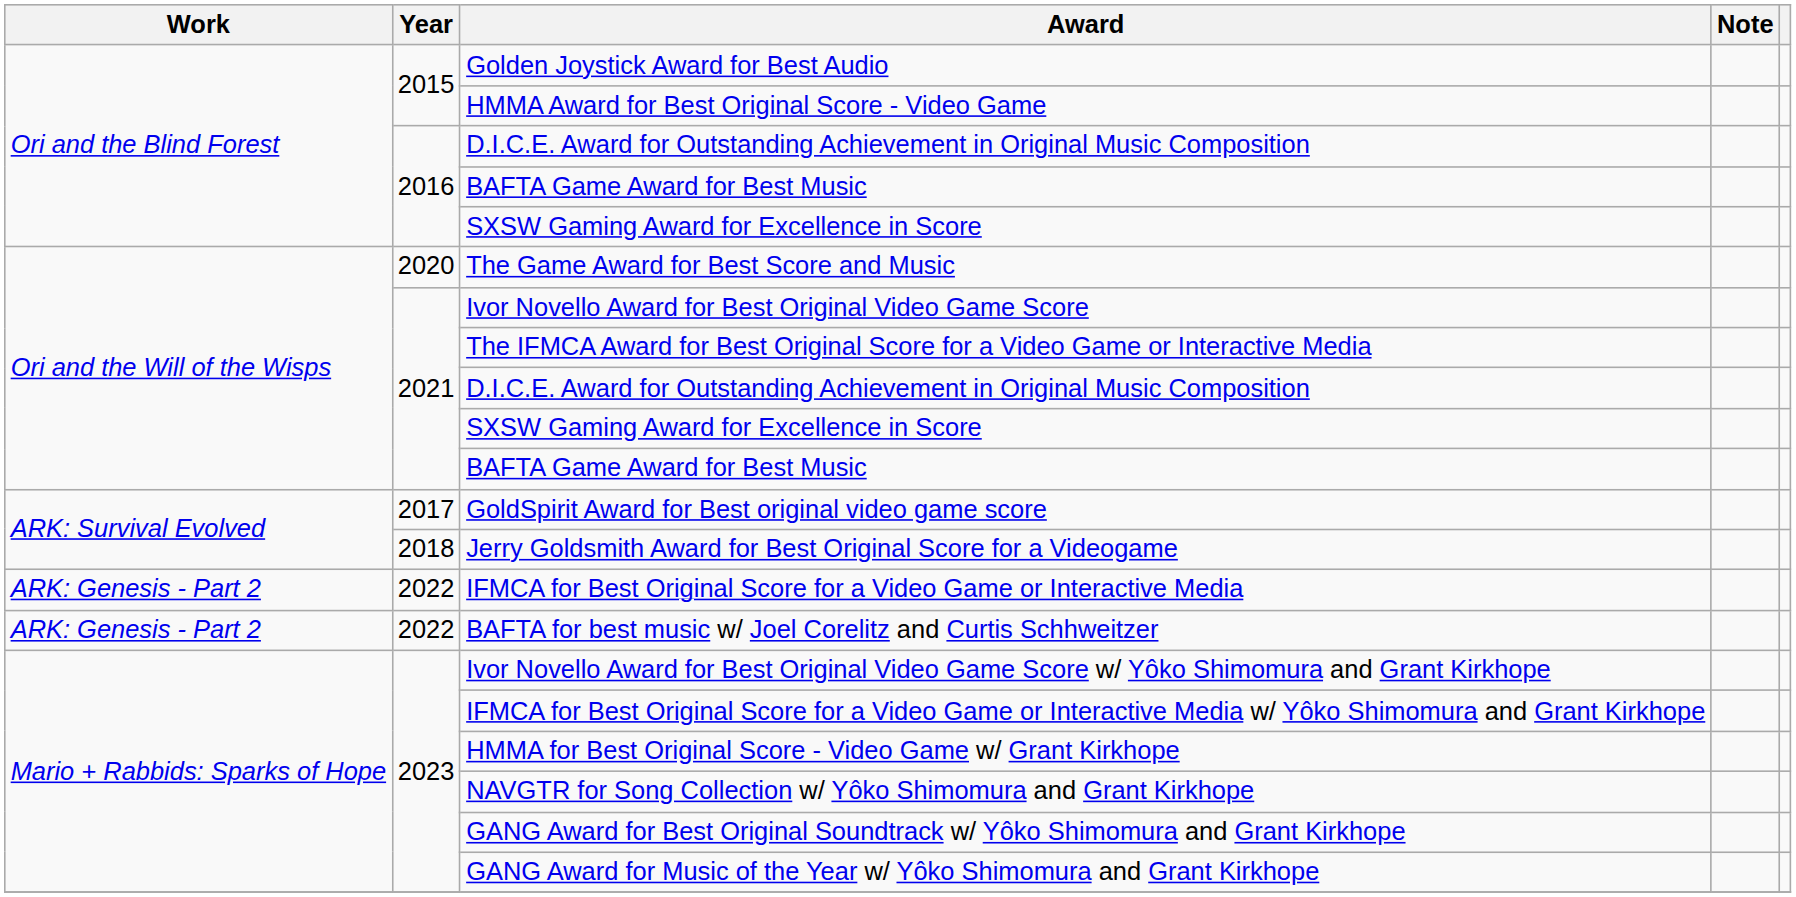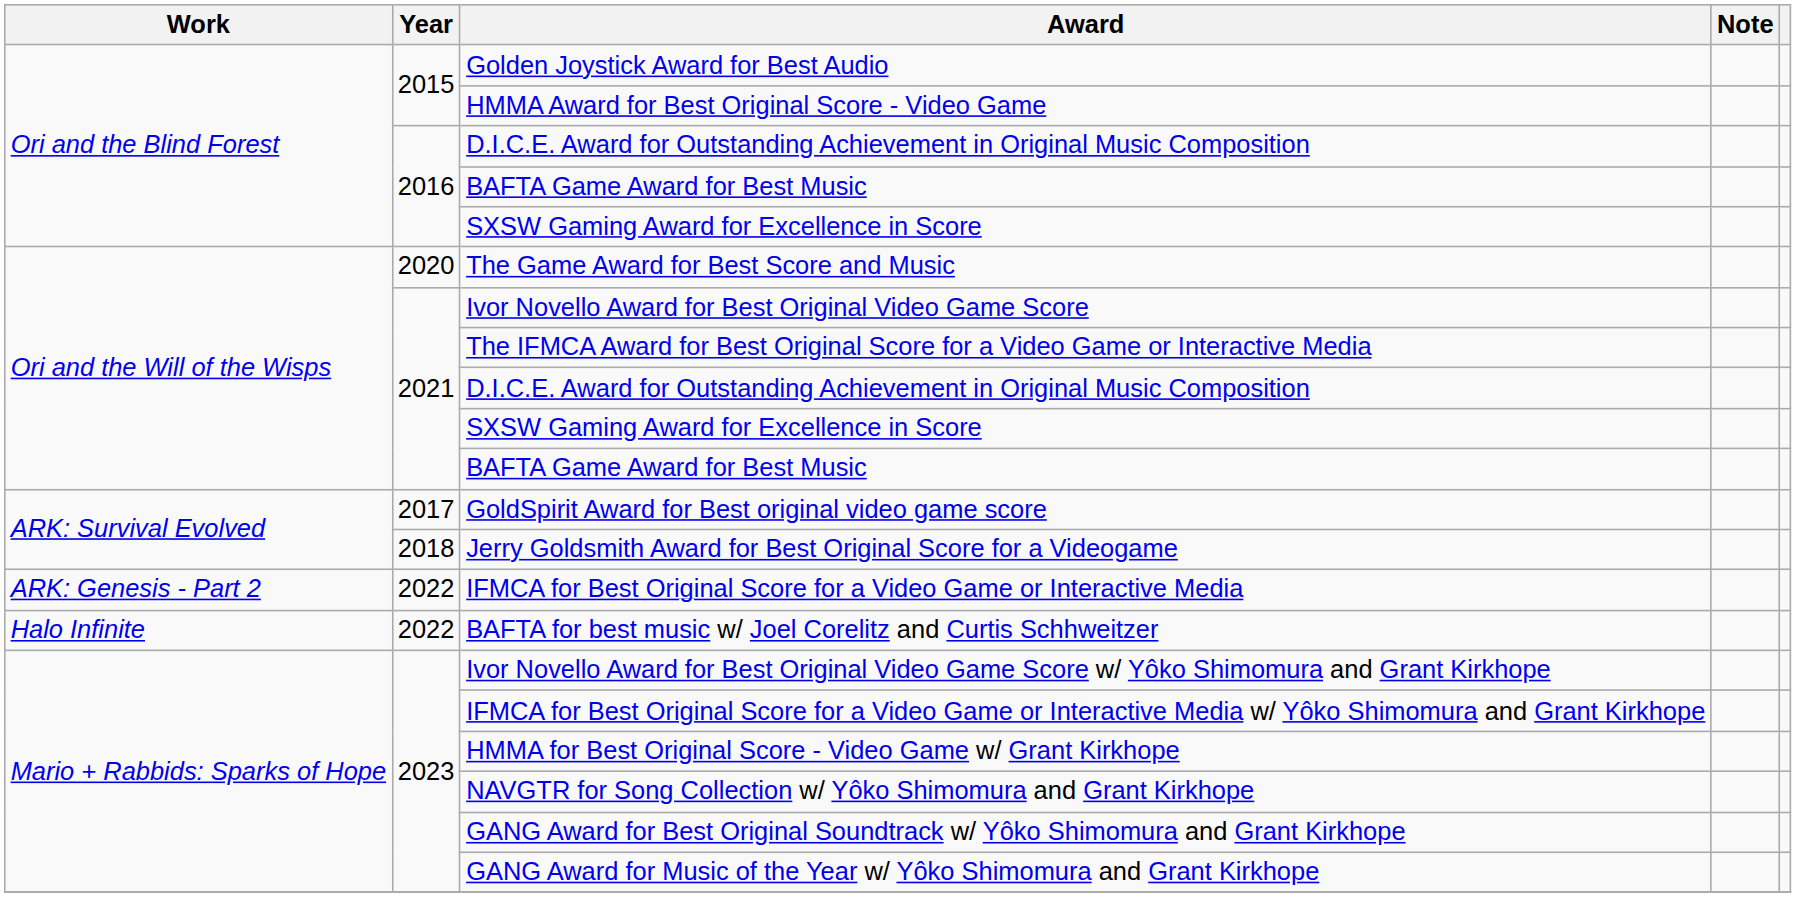(136, 629) ARK: Genesis - Part 2 -> (78, 629) Halo Infinite
